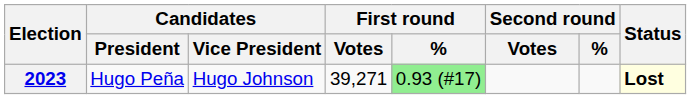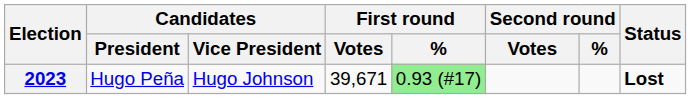(359, 78) 39,271 -> (359, 78) 39,671
(644, 78) lightyellow background -> (644, 78) no background
